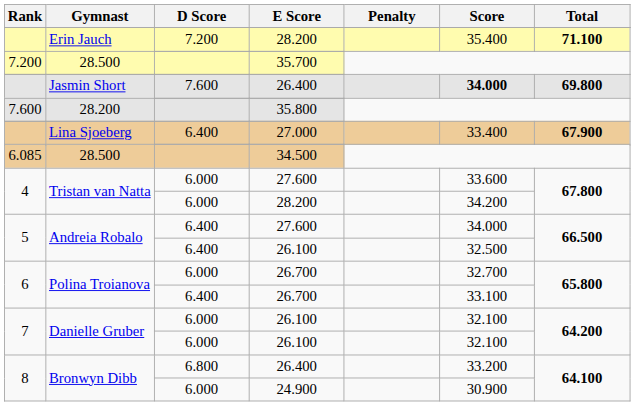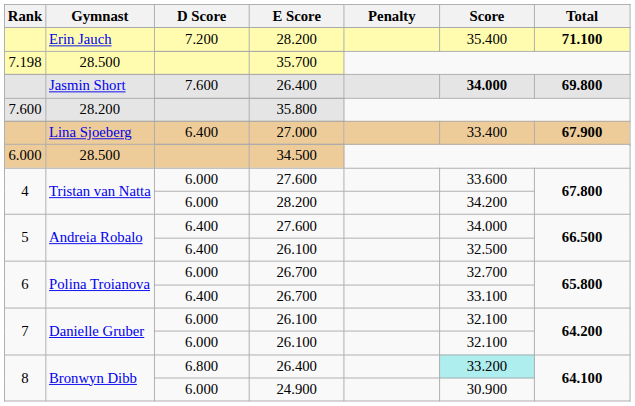(25, 62) 7.200 -> (25, 62) 7.198
(25, 156) 6.085 -> (25, 156) 6.000
(487, 366) no background -> (487, 366) paleturquoise background
